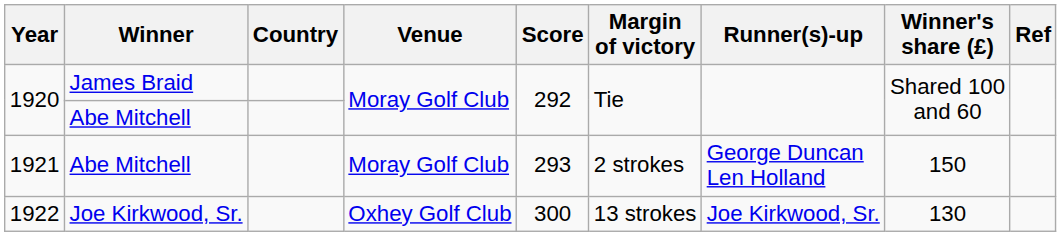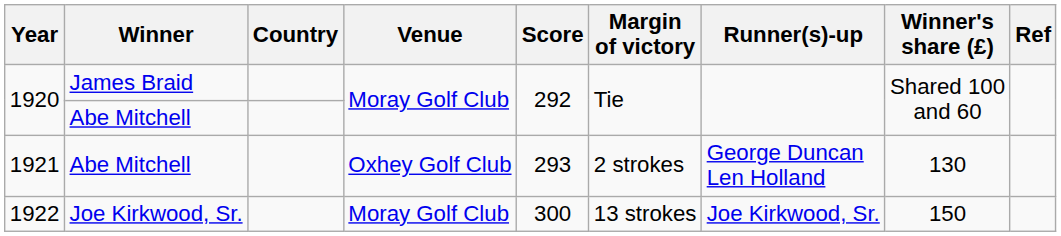(429, 165) Moray Golf Club -> (430, 165) Oxhey Golf Club
(947, 165) 150 -> (947, 165) 130
(430, 213) Oxhey Golf Club -> (429, 213) Moray Golf Club
(947, 213) 130 -> (947, 213) 150
